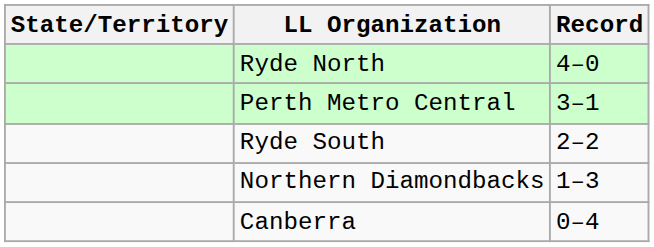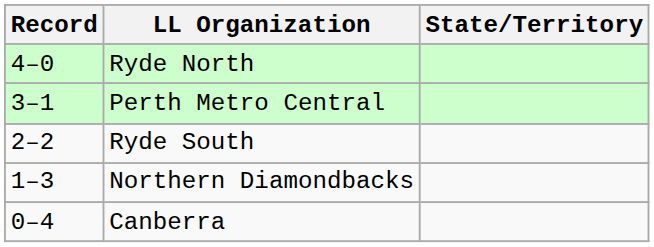columns swapped: (120, 25) <-> (600, 25)
